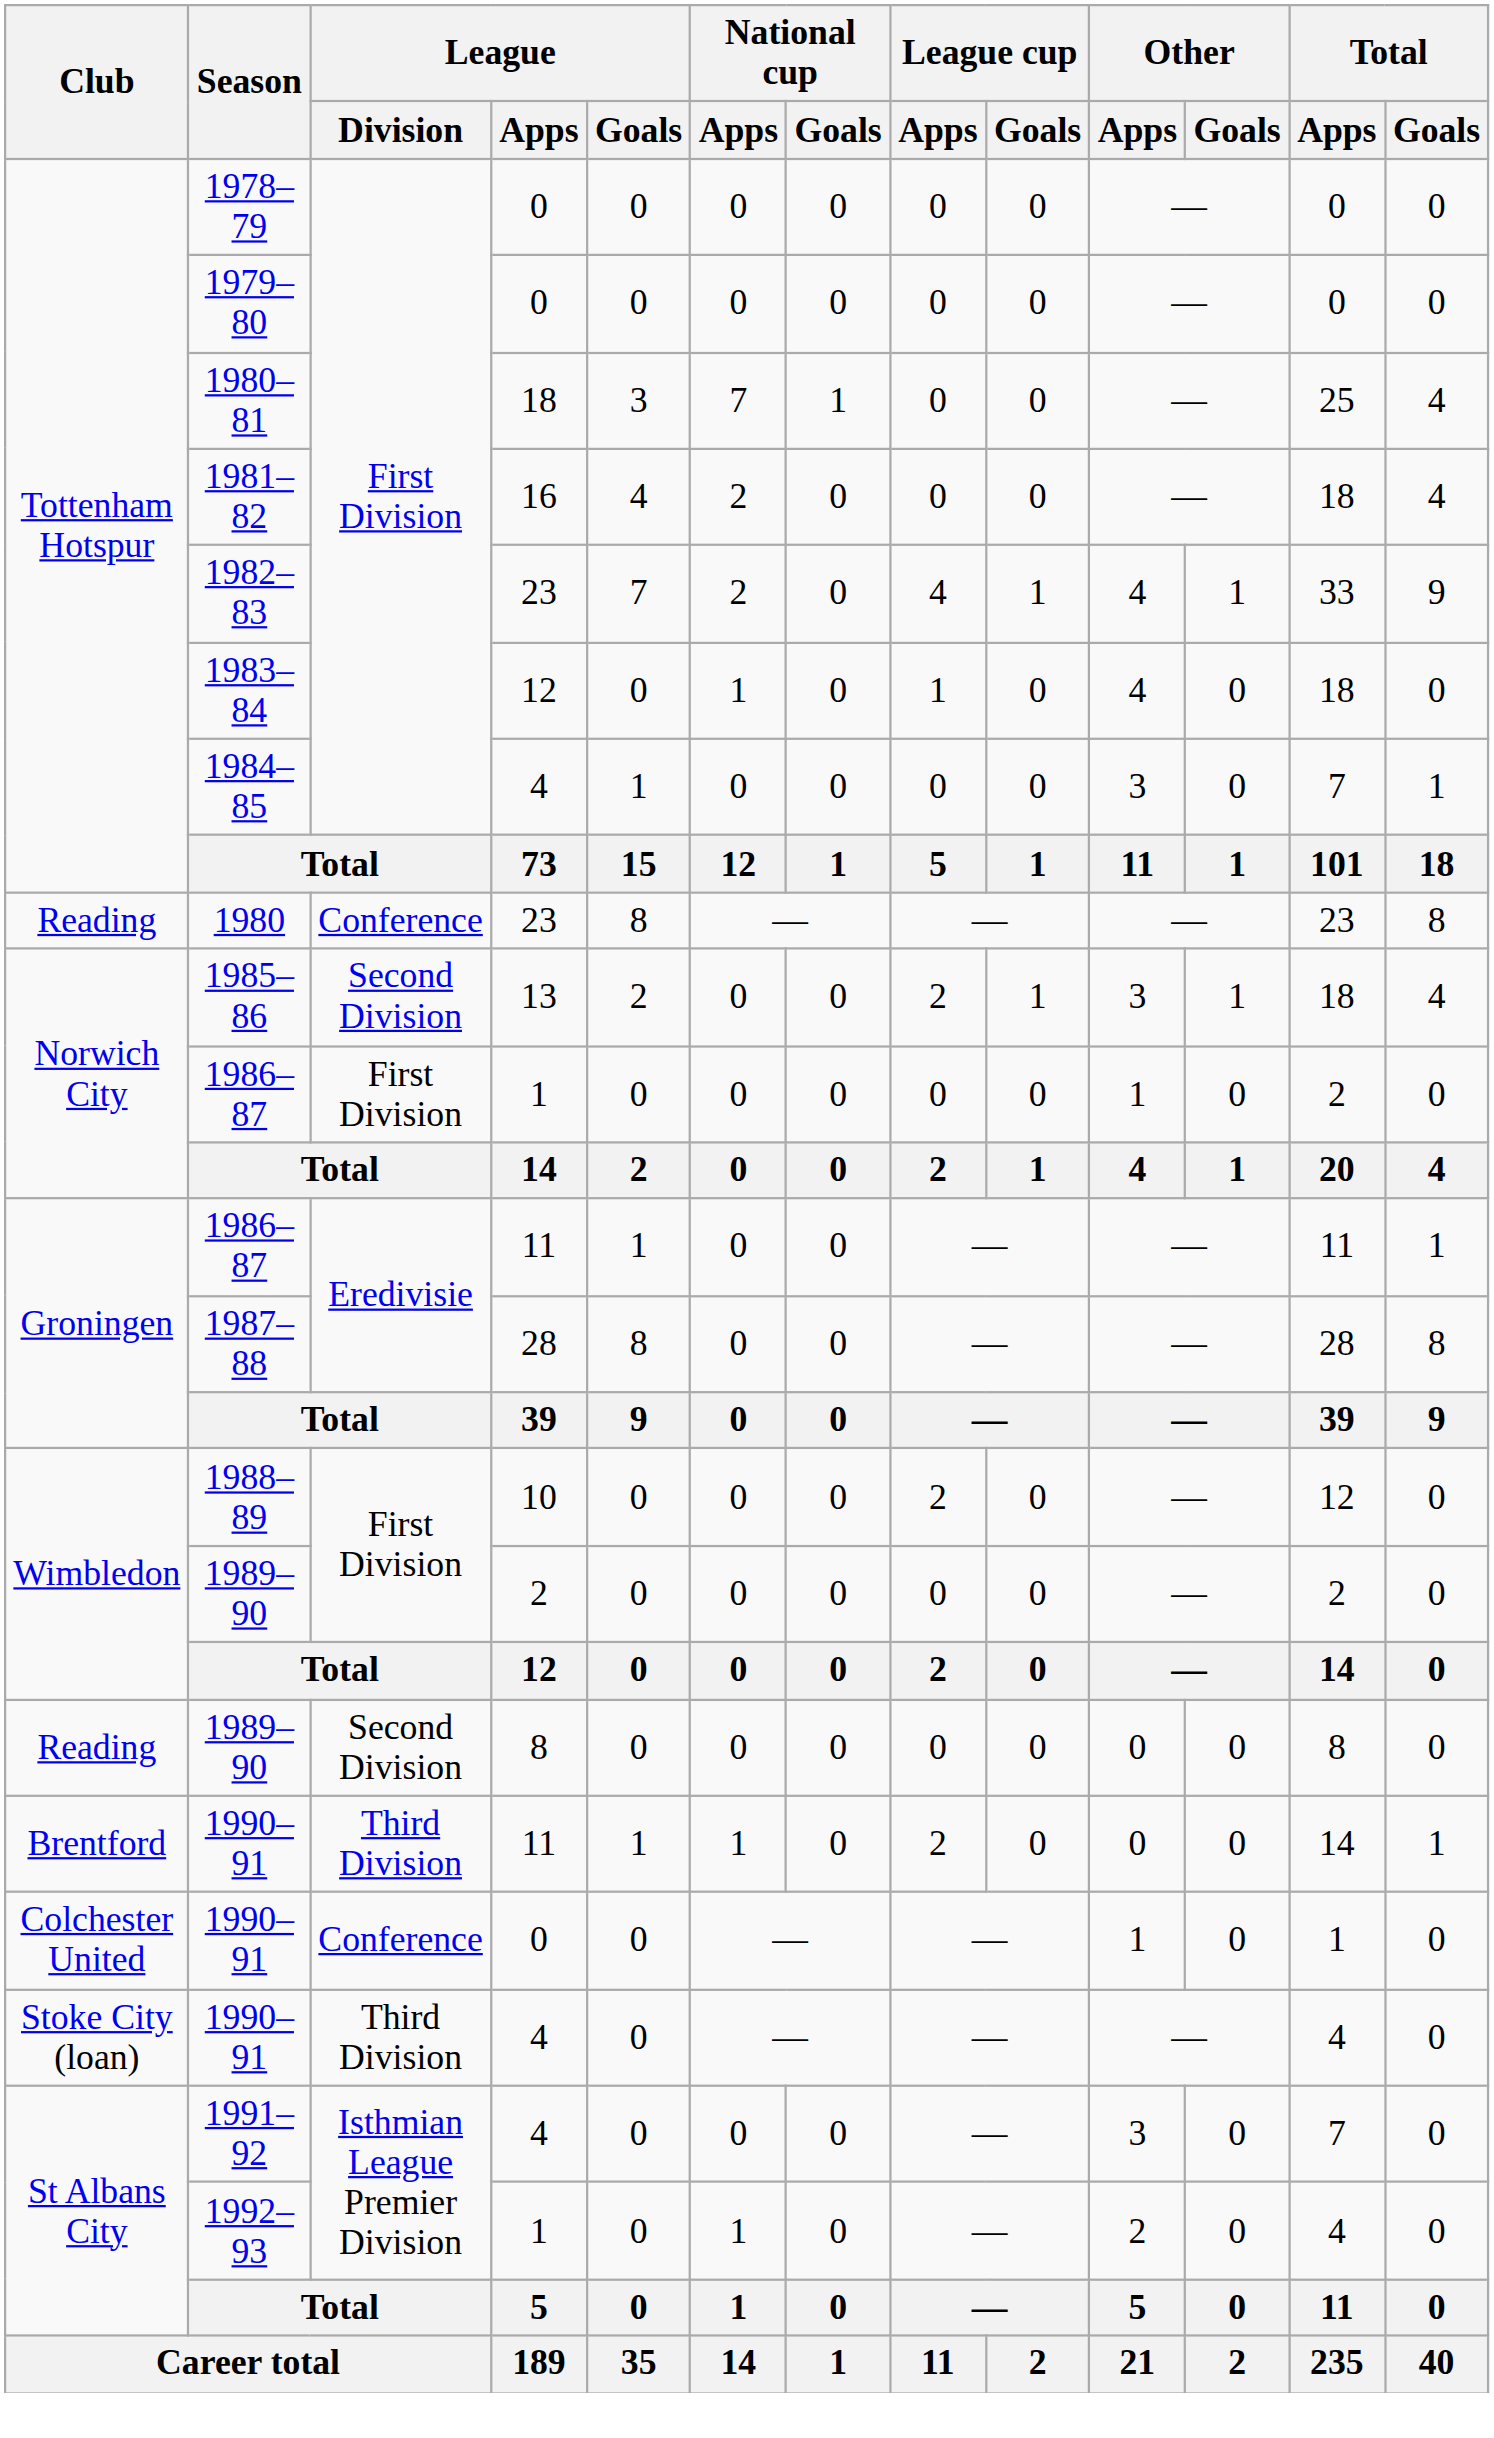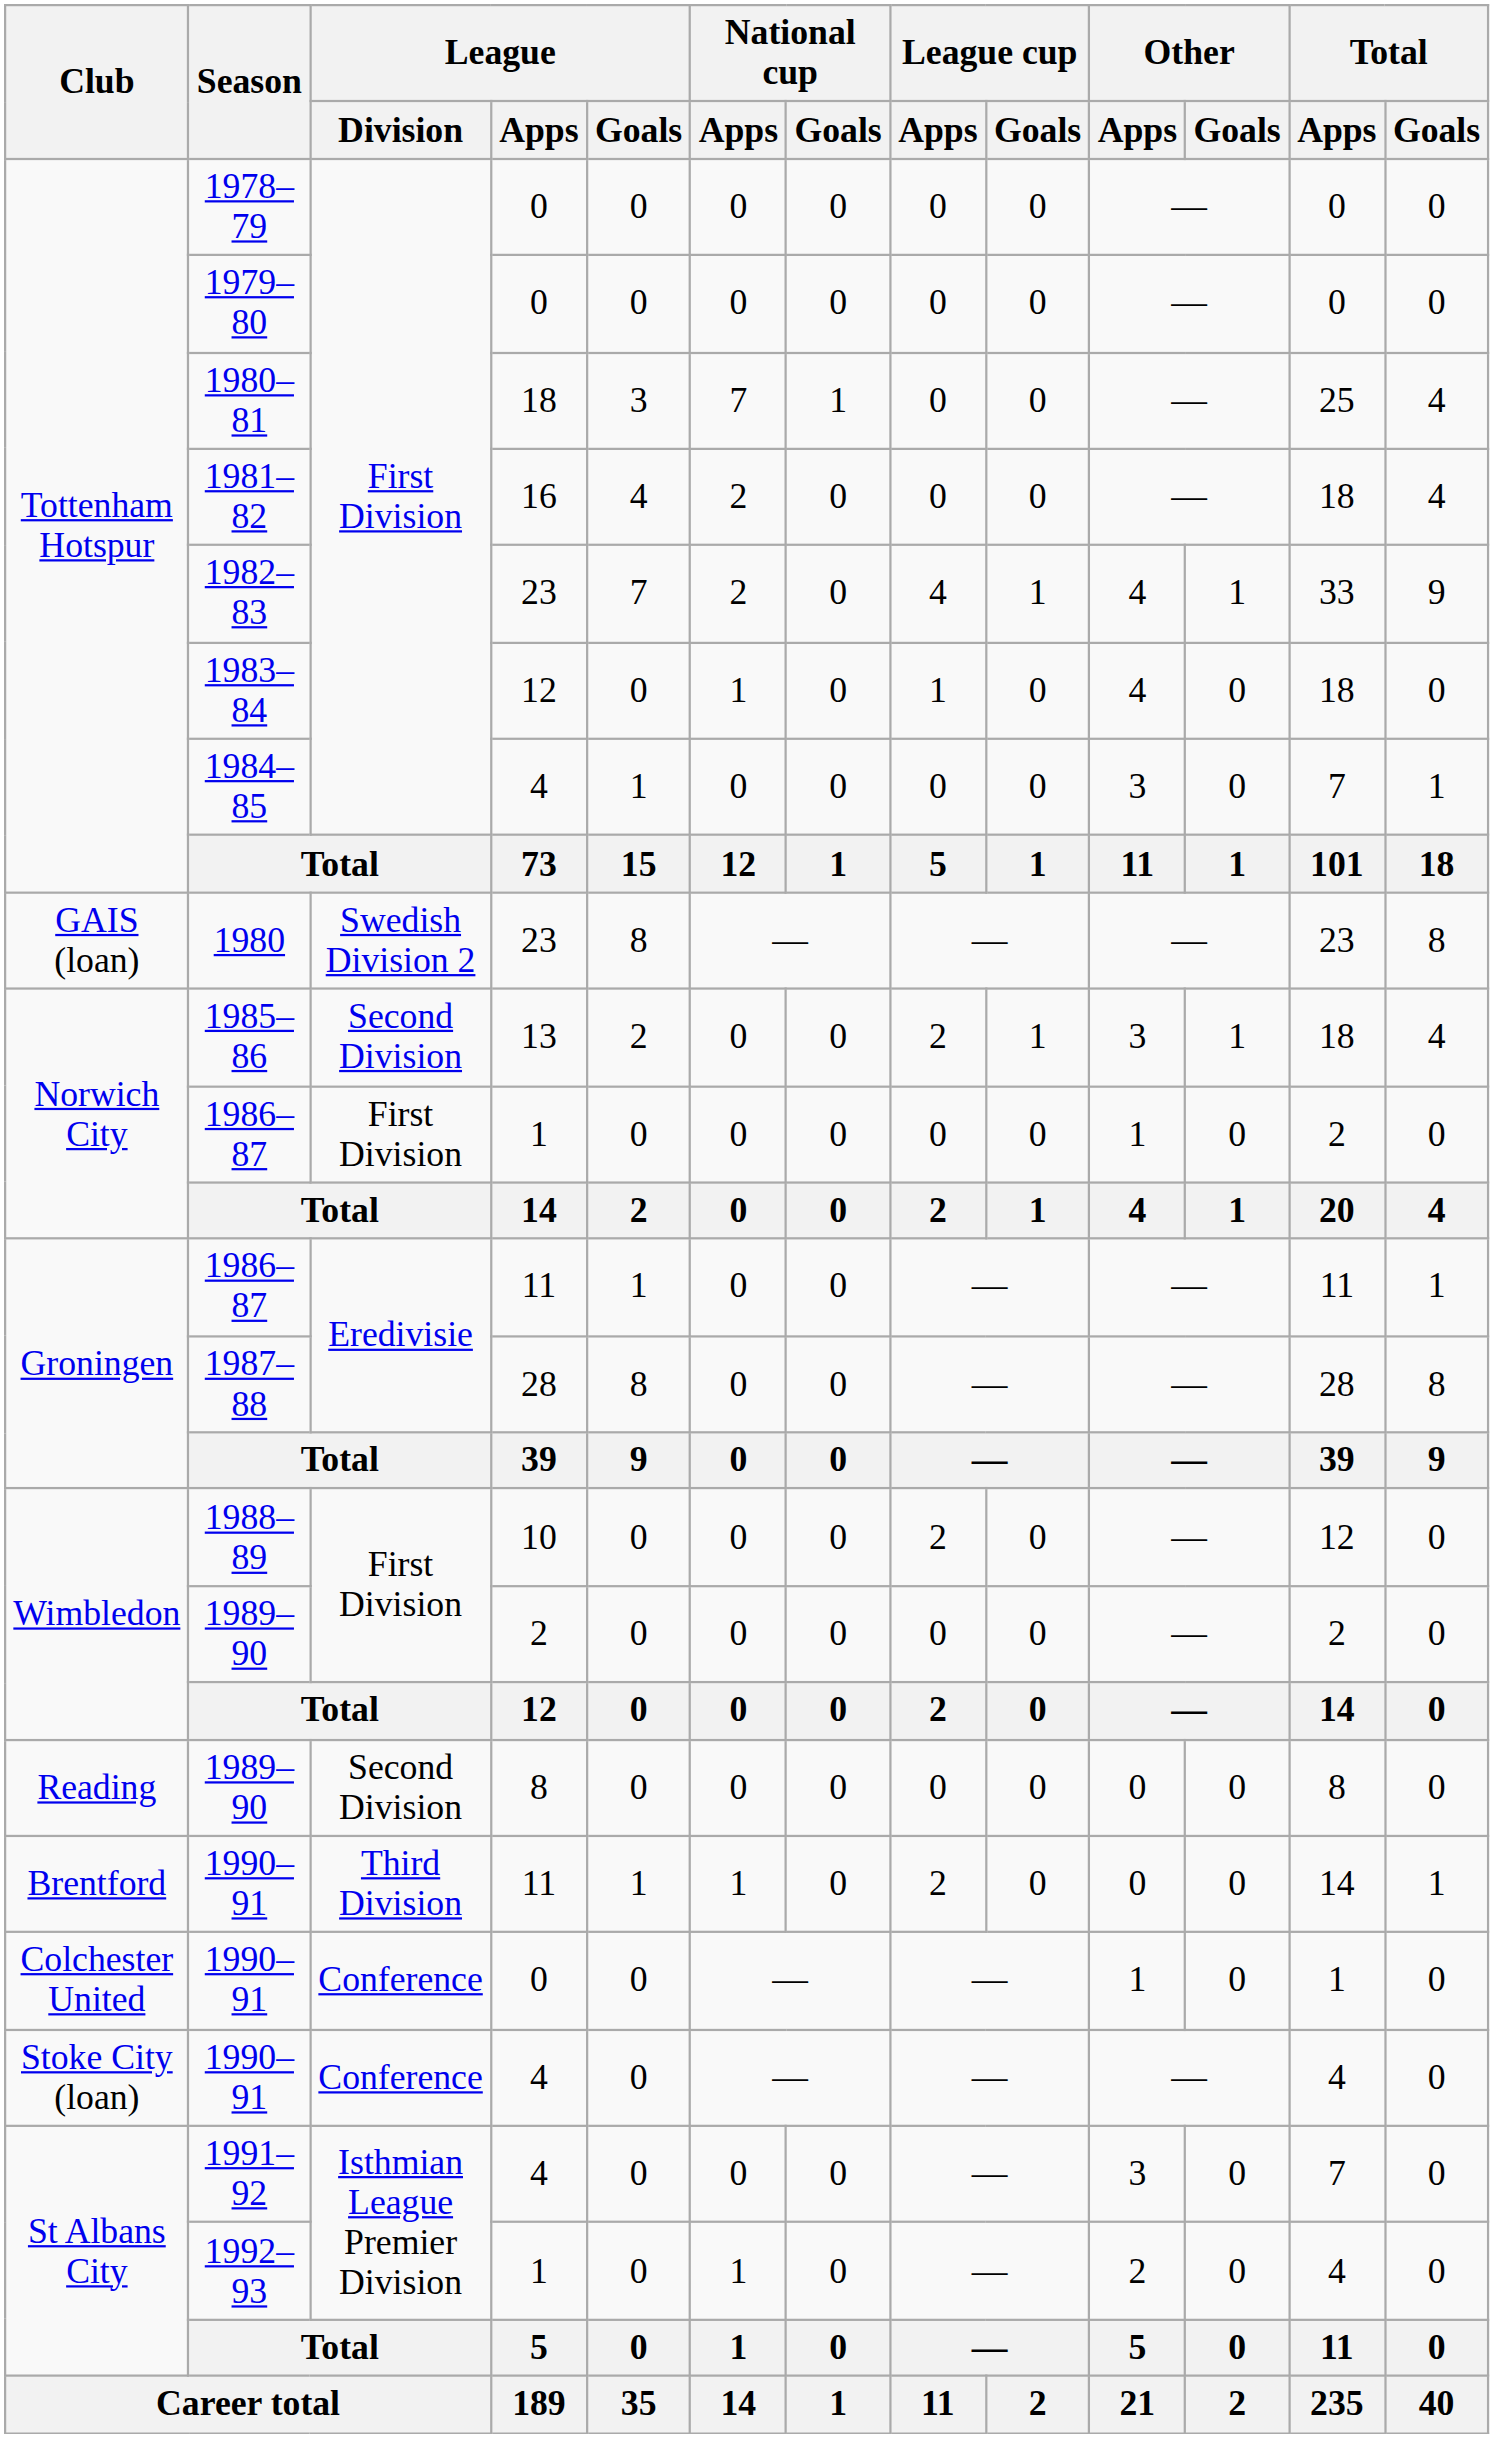(97, 919) Reading -> (97, 939) GAIS (loan)
(401, 919) Conference -> (401, 939) Swedish Division 2
(401, 2036) Third Division -> (401, 2076) Conference
